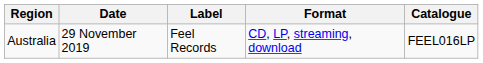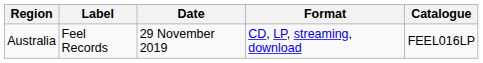columns swapped: (113, 14) <-> (206, 14)
